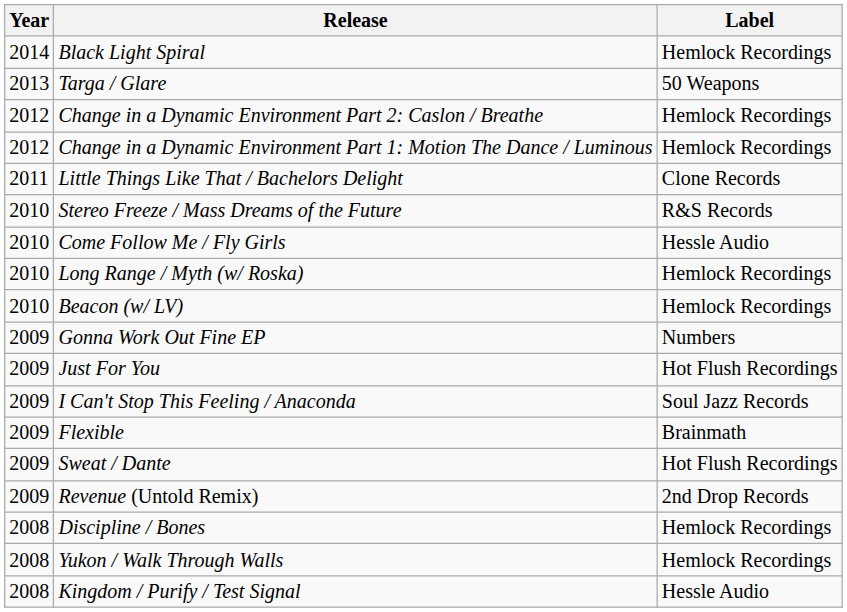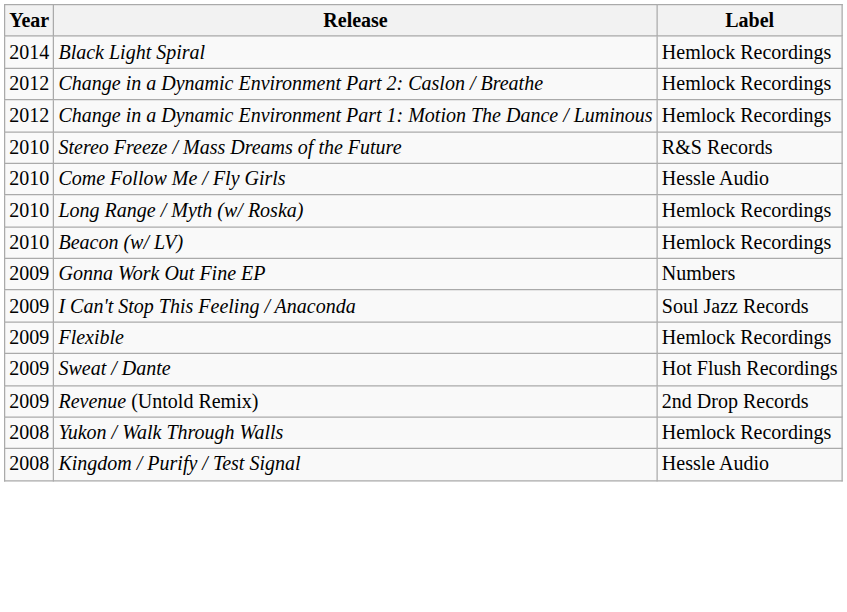- row: (112, 83)
- row: (231, 178)
- row: (109, 369)
(704, 432) Brainmath -> (747, 337) Hemlock Recordings
- row: (132, 527)
